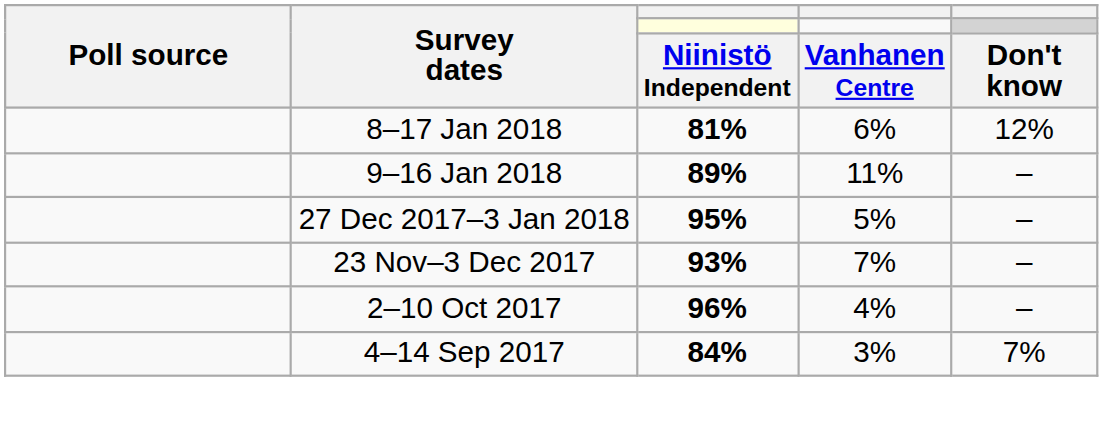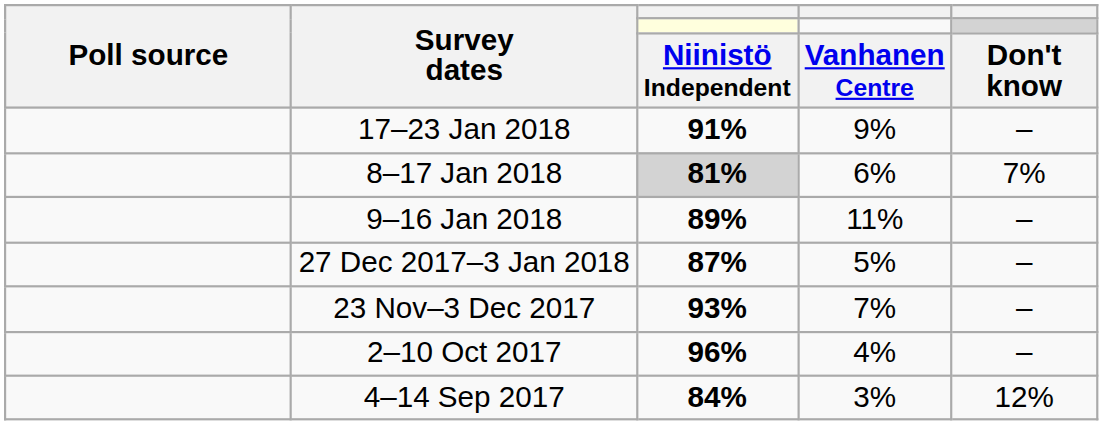+ row: (464, 129)
(717, 129) no background -> (717, 174) lightgrey background
(1024, 129) 12% -> (1024, 174) 7%
(717, 218) 95% -> (717, 263) 87%
(1024, 352) 7% -> (1024, 396) 12%
